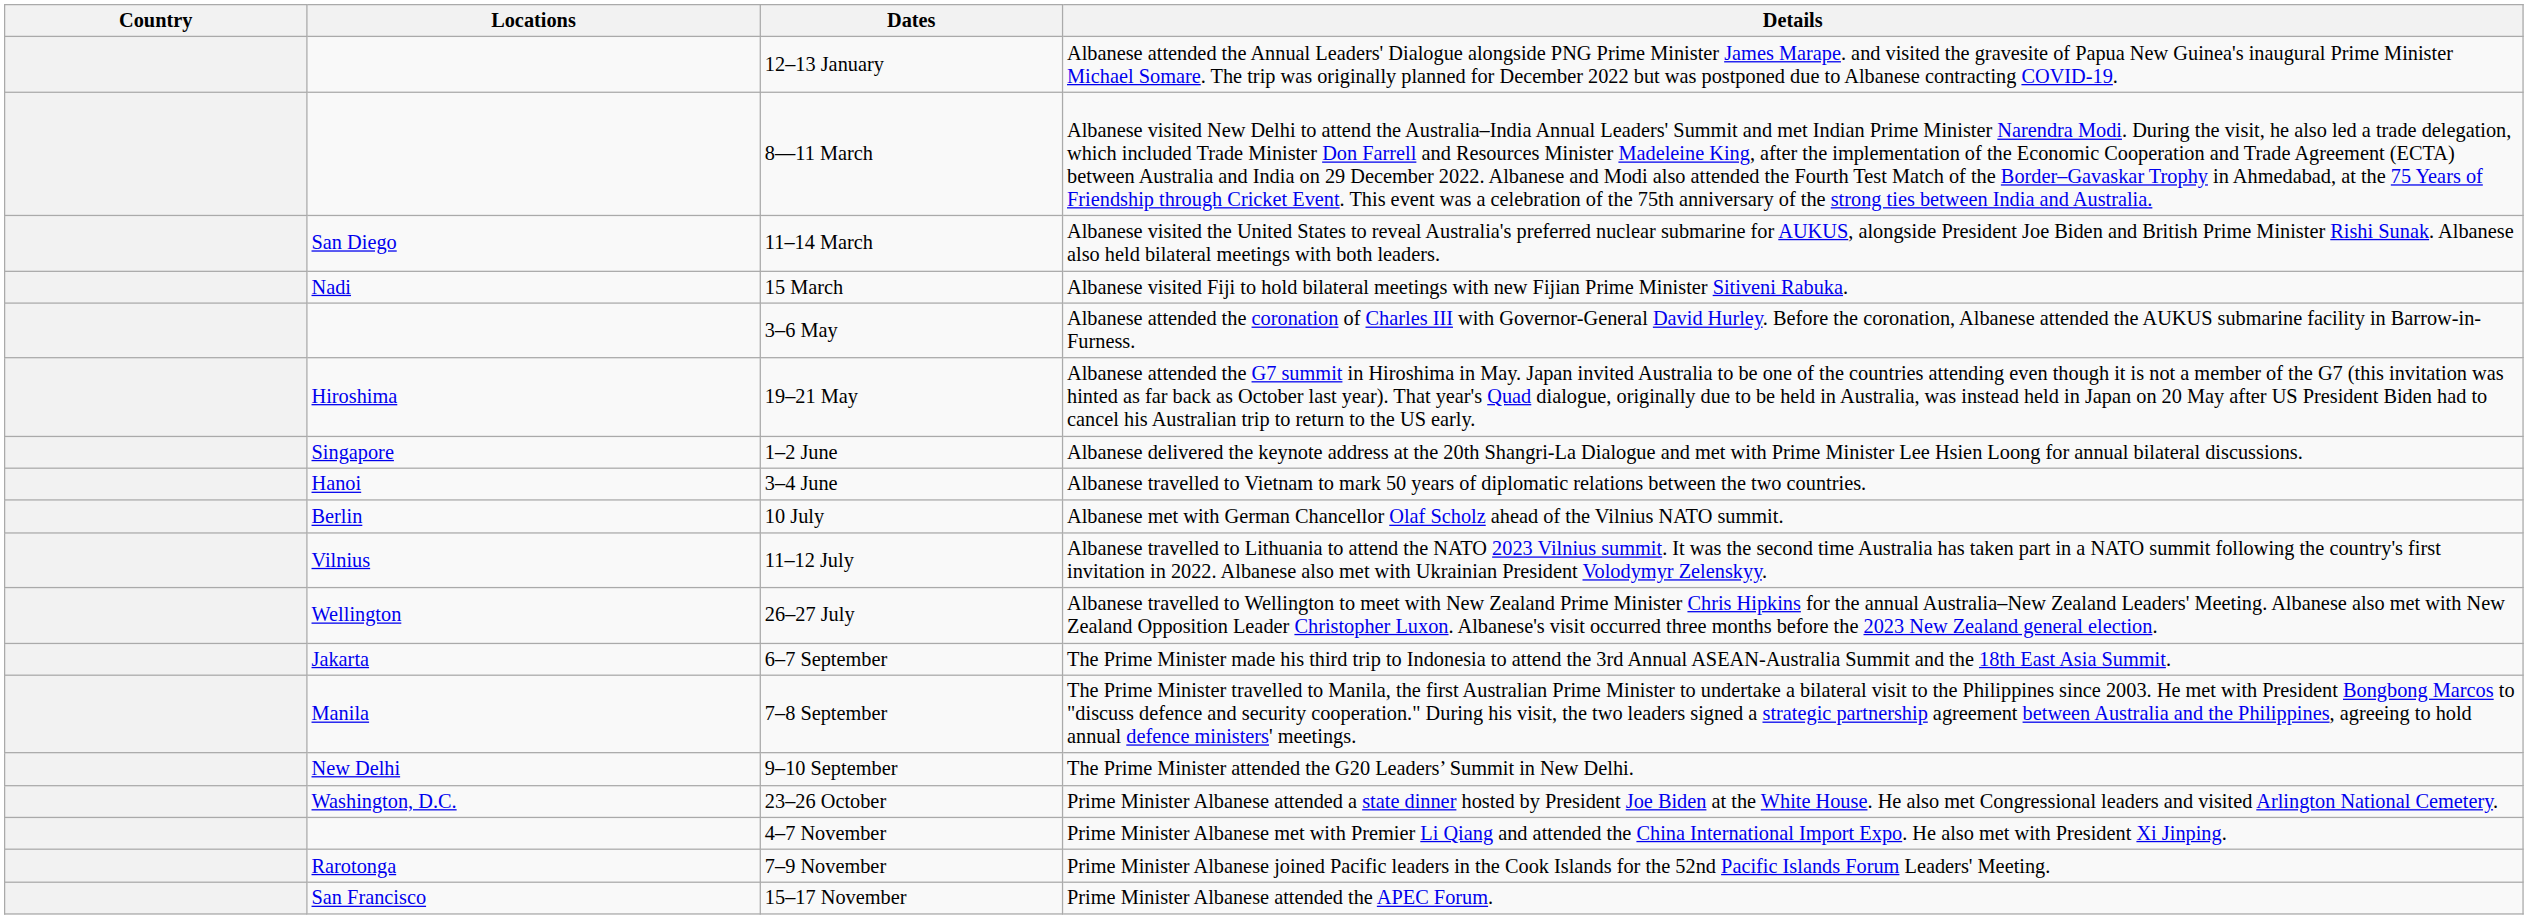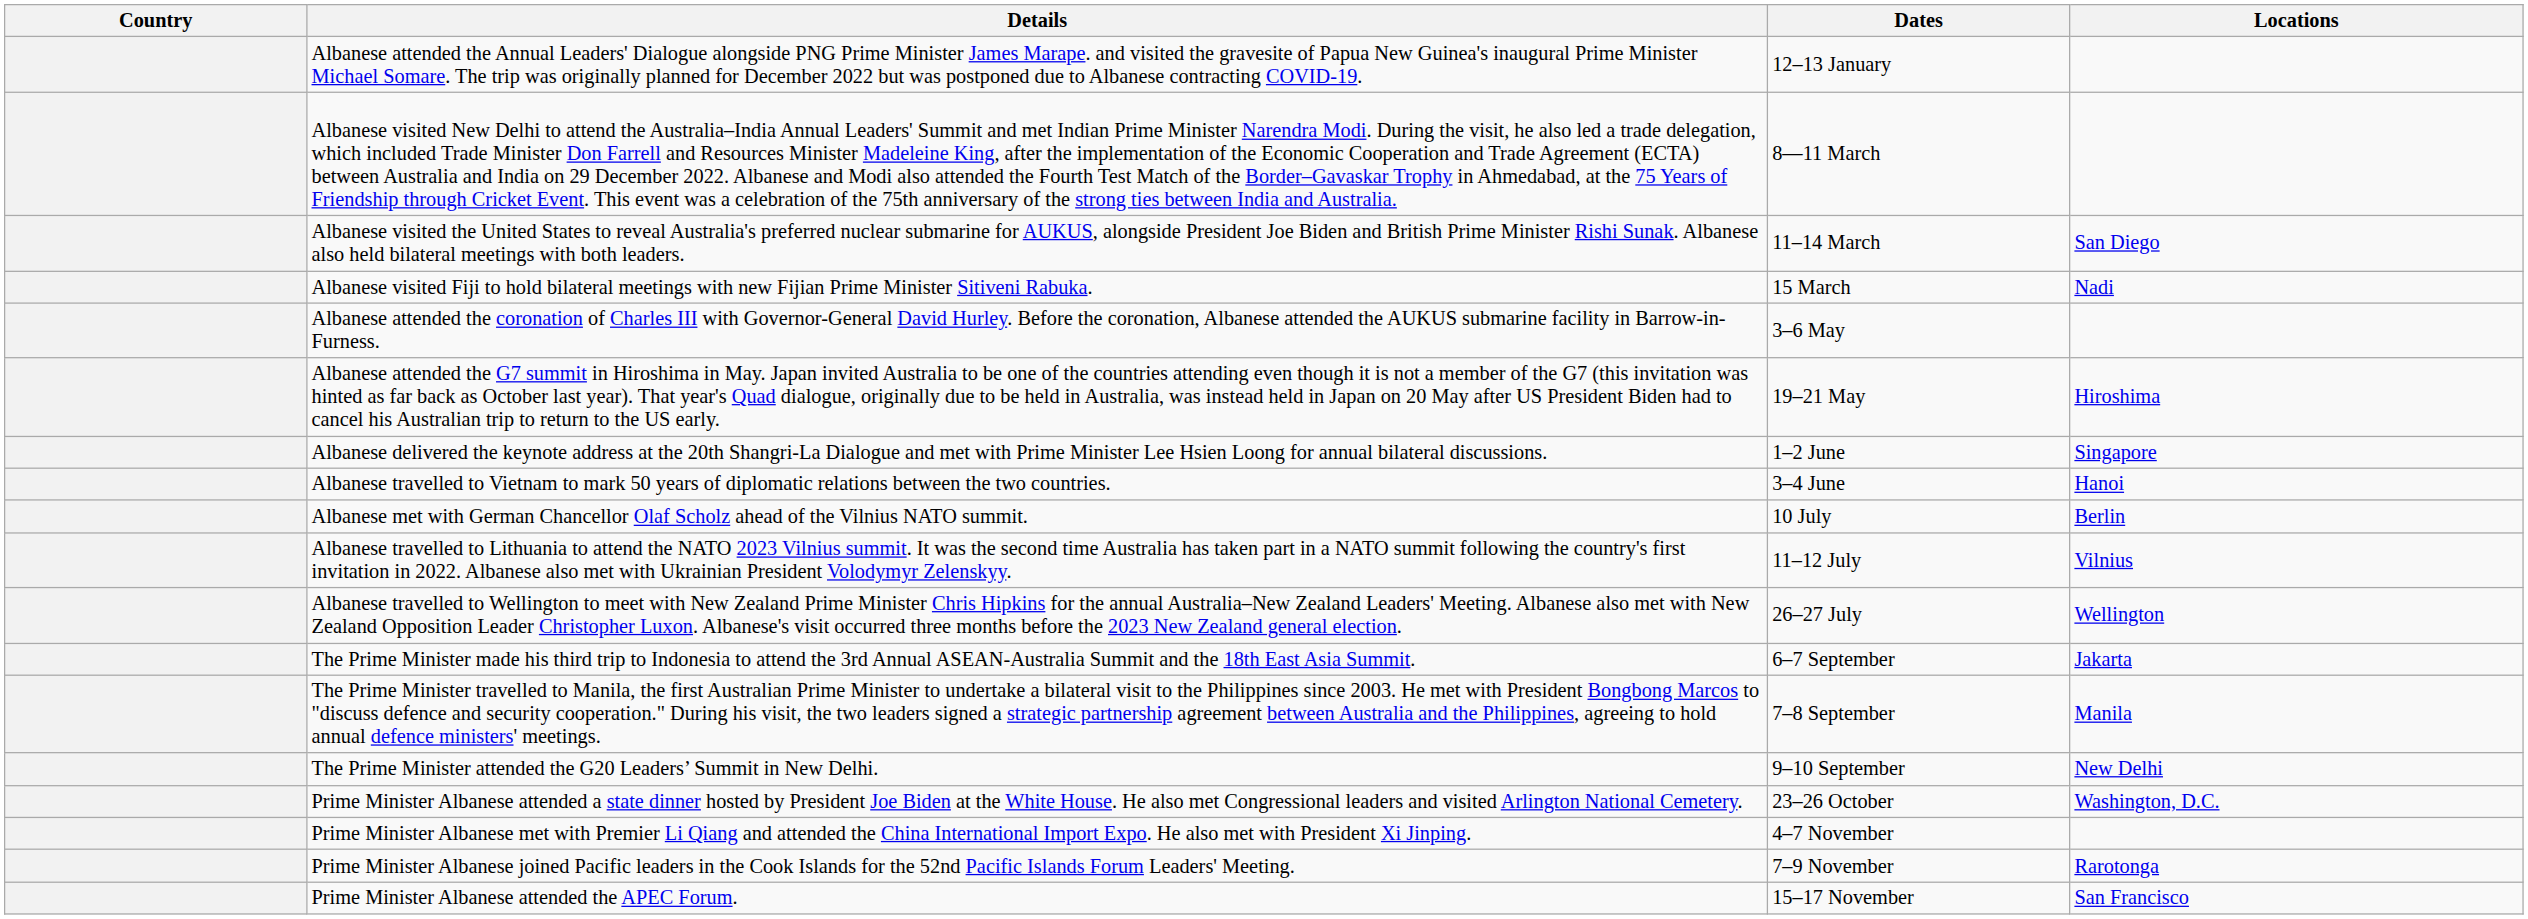columns swapped: (533, 20) <-> (1793, 20)
